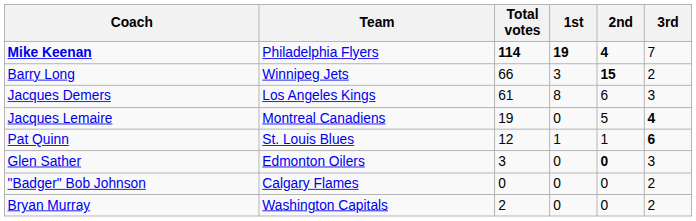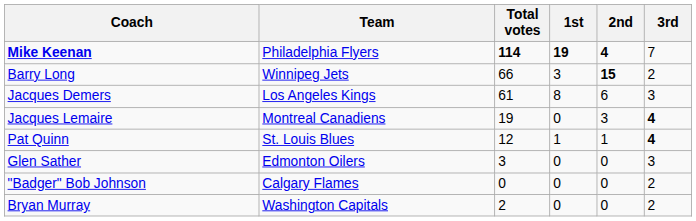(604, 118) 5 -> (604, 118) 3
(651, 140) 6 -> (651, 140) 4
(604, 161) bold -> (604, 161) normal
